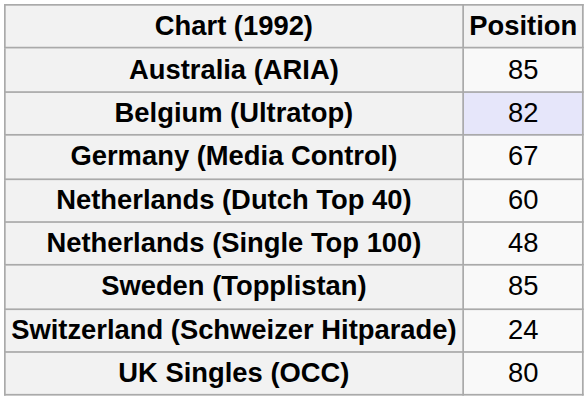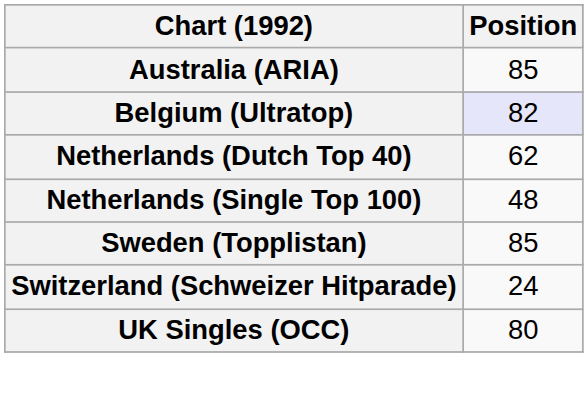- row: (234, 156)
(523, 199) 60 -> (523, 156) 62
